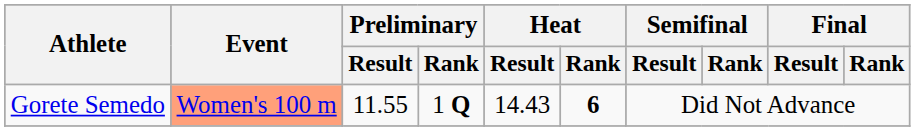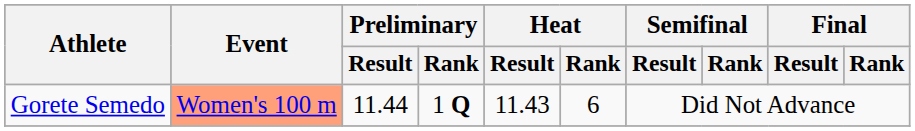(380, 105) 11.55 -> (380, 105) 11.44
(522, 105) 14.43 -> (522, 105) 11.43
(593, 105) bold -> (593, 105) normal
